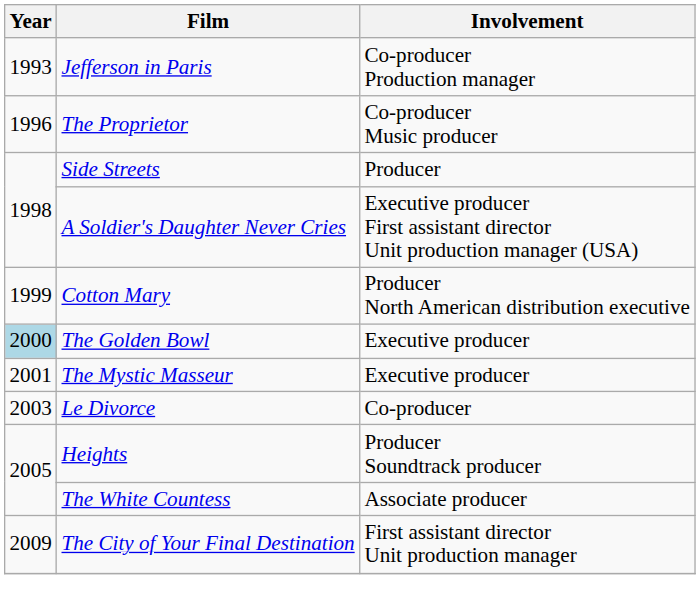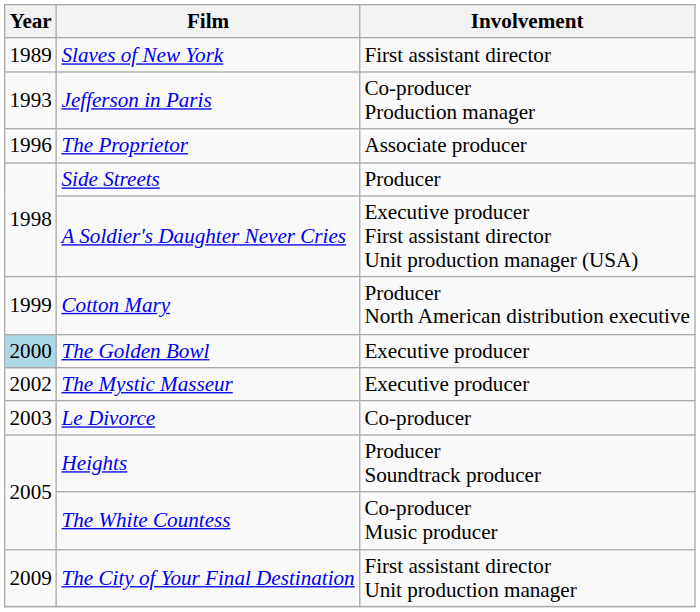+ row: (142, 54)
(431, 123) Co-producer Music producer -> (446, 145) Associate producer
(31, 374) 2001 -> (31, 384) 2002
(446, 498) Associate producer -> (431, 520) Co-producer Music producer
